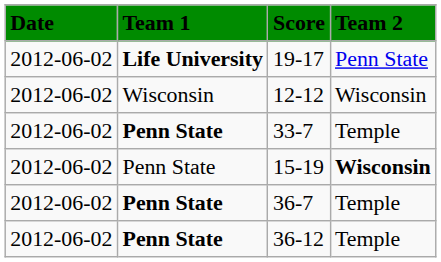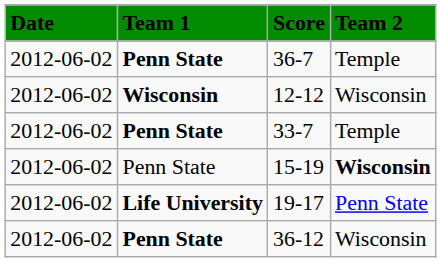rows swapped: (299, 58) <-> (293, 202)
(168, 94) normal -> (170, 94) bold
(368, 239) Temple -> (381, 239) Wisconsin
